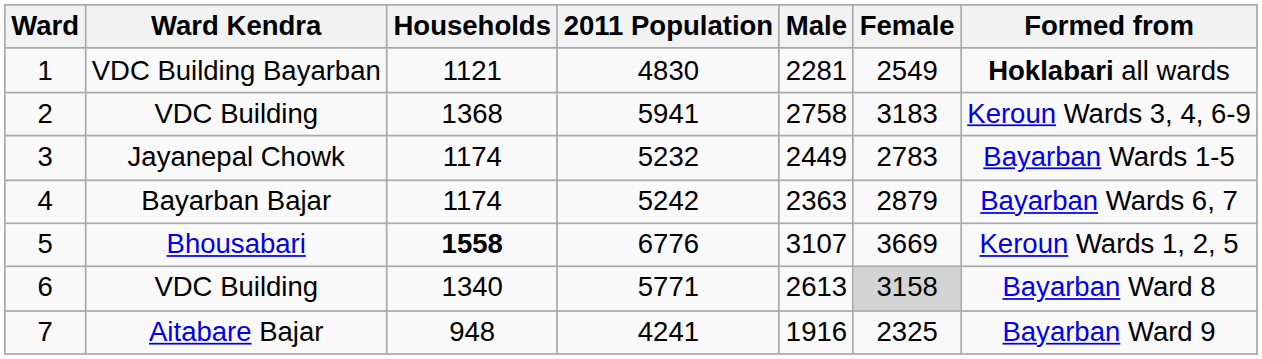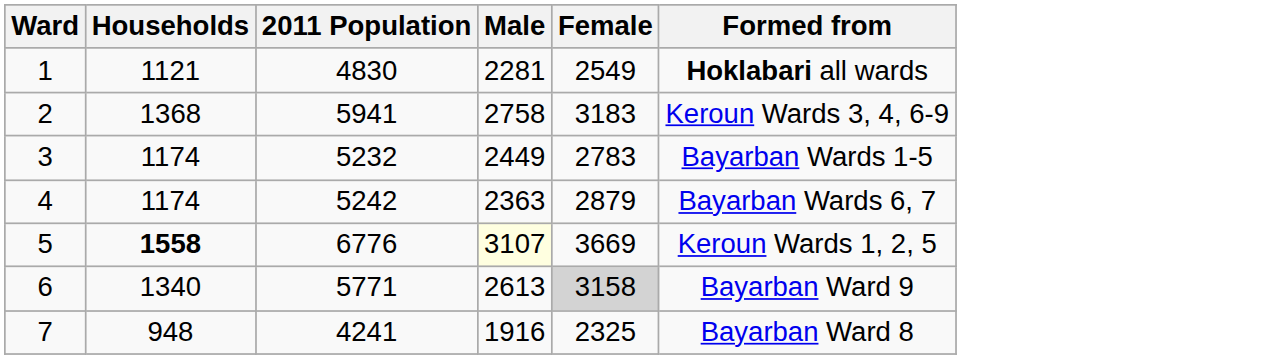- column: (236, 26)
(816, 244) no background -> (515, 244) lightyellow background
(1109, 288) Bayarban Ward 8 -> (807, 288) Bayarban Ward 9
(1109, 331) Bayarban Ward 9 -> (807, 331) Bayarban Ward 8
